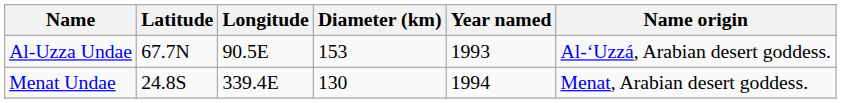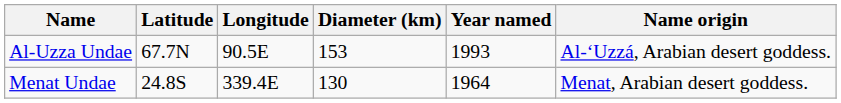(470, 82) 1994 -> (470, 82) 1964
